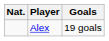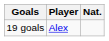columns swapped: (16, 12) <-> (83, 12)
